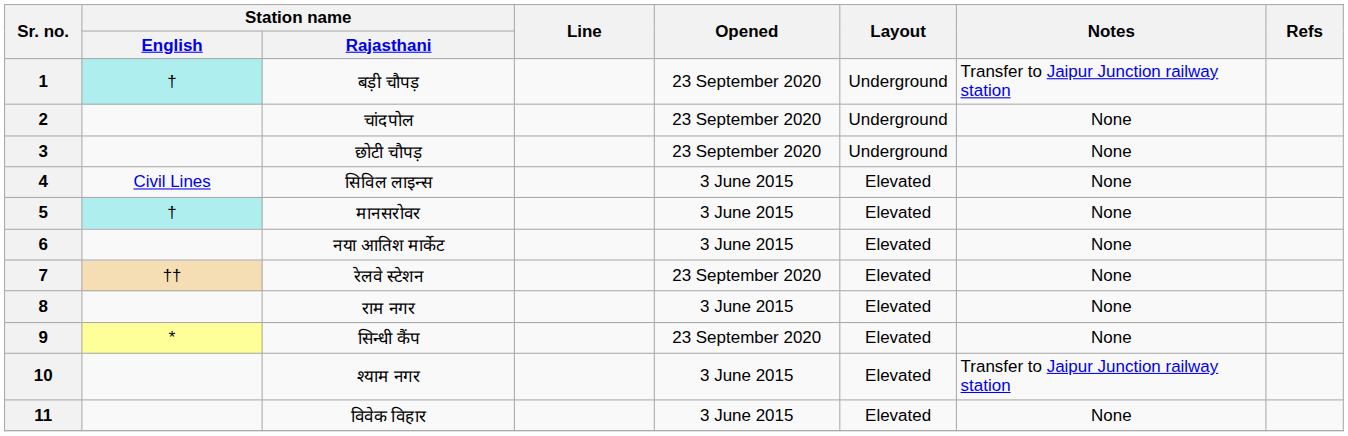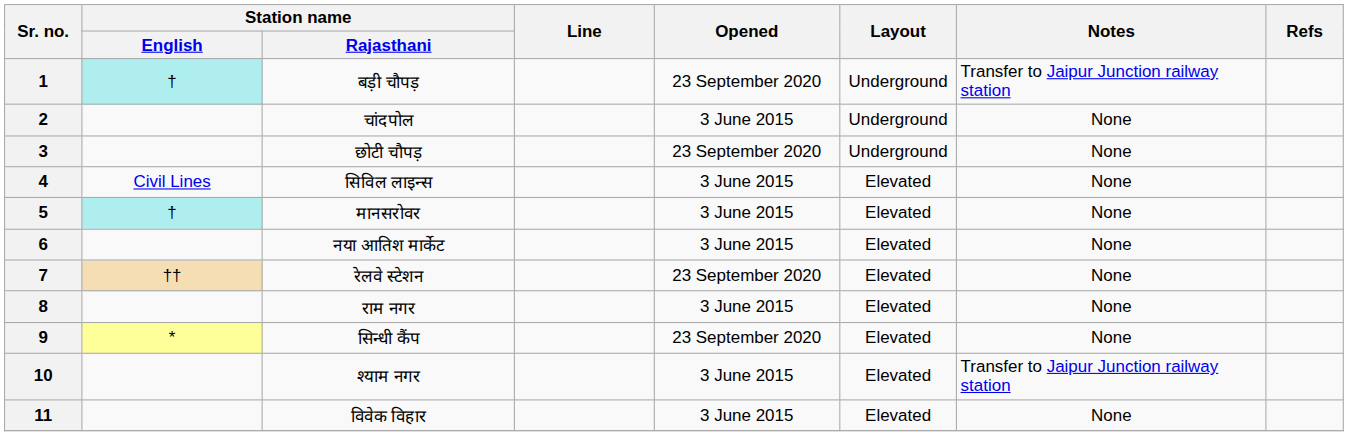(747, 119) 23 September 2020 -> (747, 119) 3 June 2015
